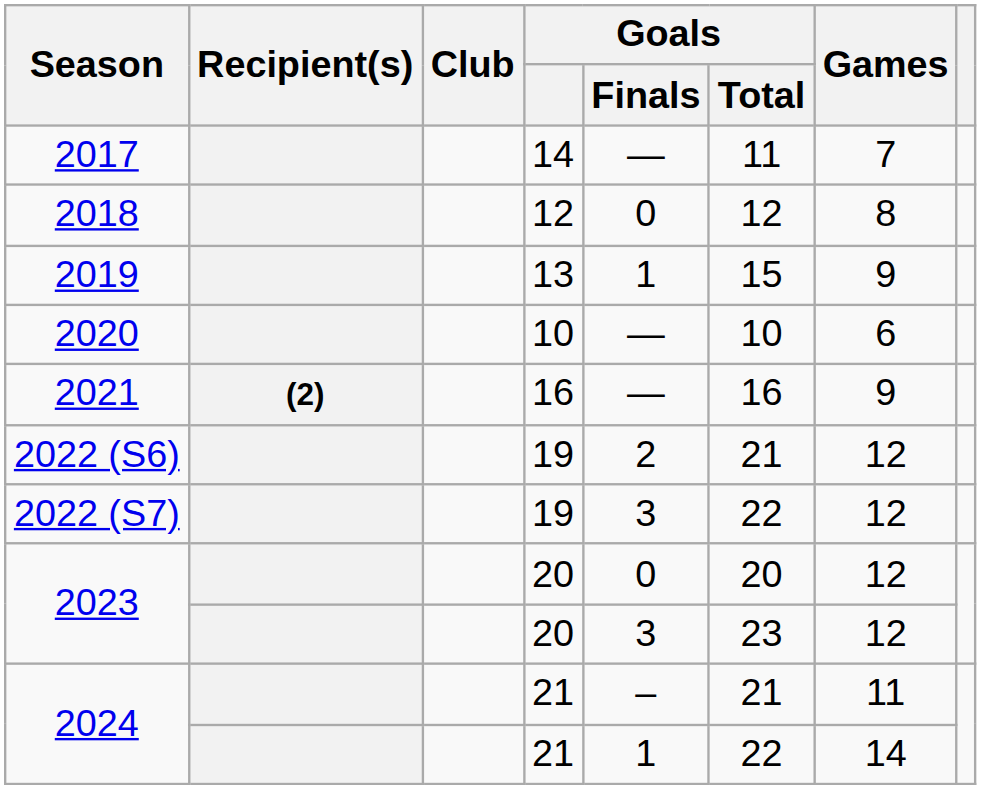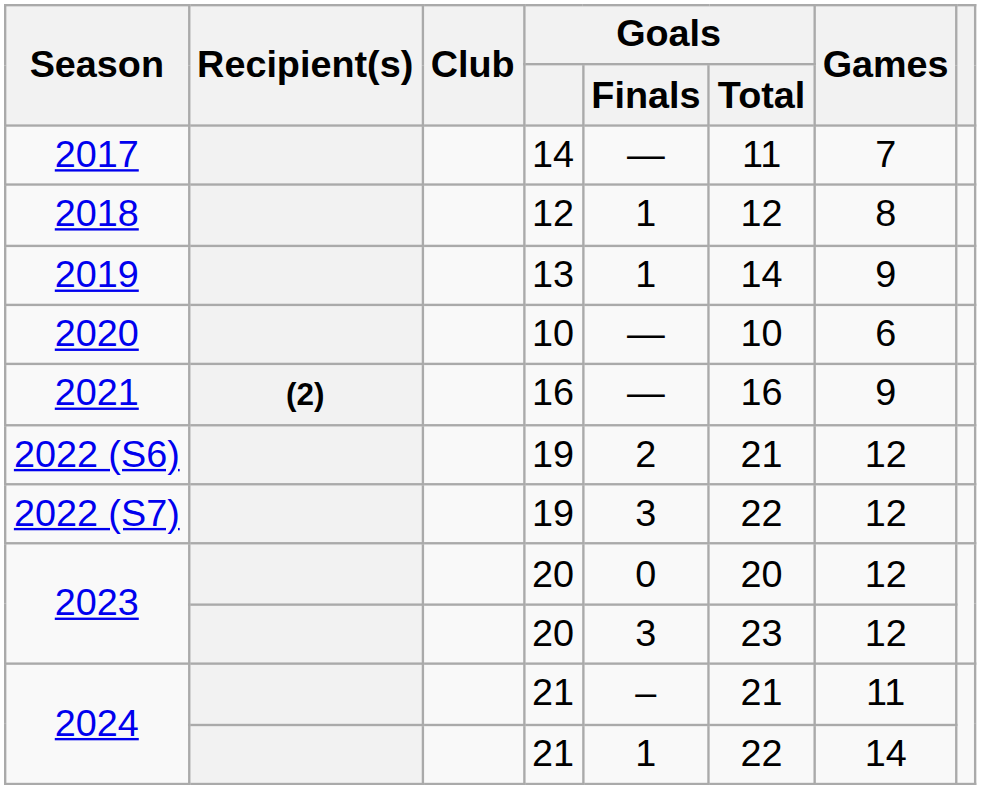(646, 214) 0 -> (646, 214) 1
(762, 273) 15 -> (762, 273) 14
